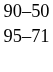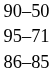+ row: (27, 61)
